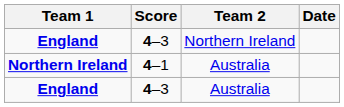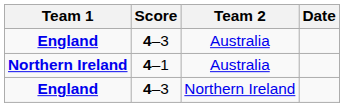rows swapped: (68, 89) <-> (68, 41)
